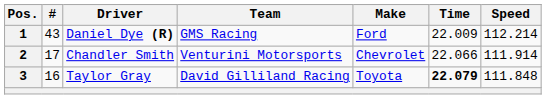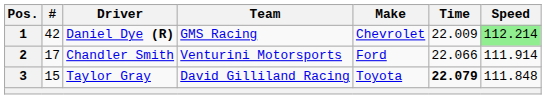(52, 36) 43 -> (52, 36) 42
(371, 36) Ford -> (391, 36) Chevrolet
(511, 36) no background -> (511, 36) lightgreen background
(391, 57) Chevrolet -> (371, 57) Ford
(52, 77) 16 -> (52, 77) 15
